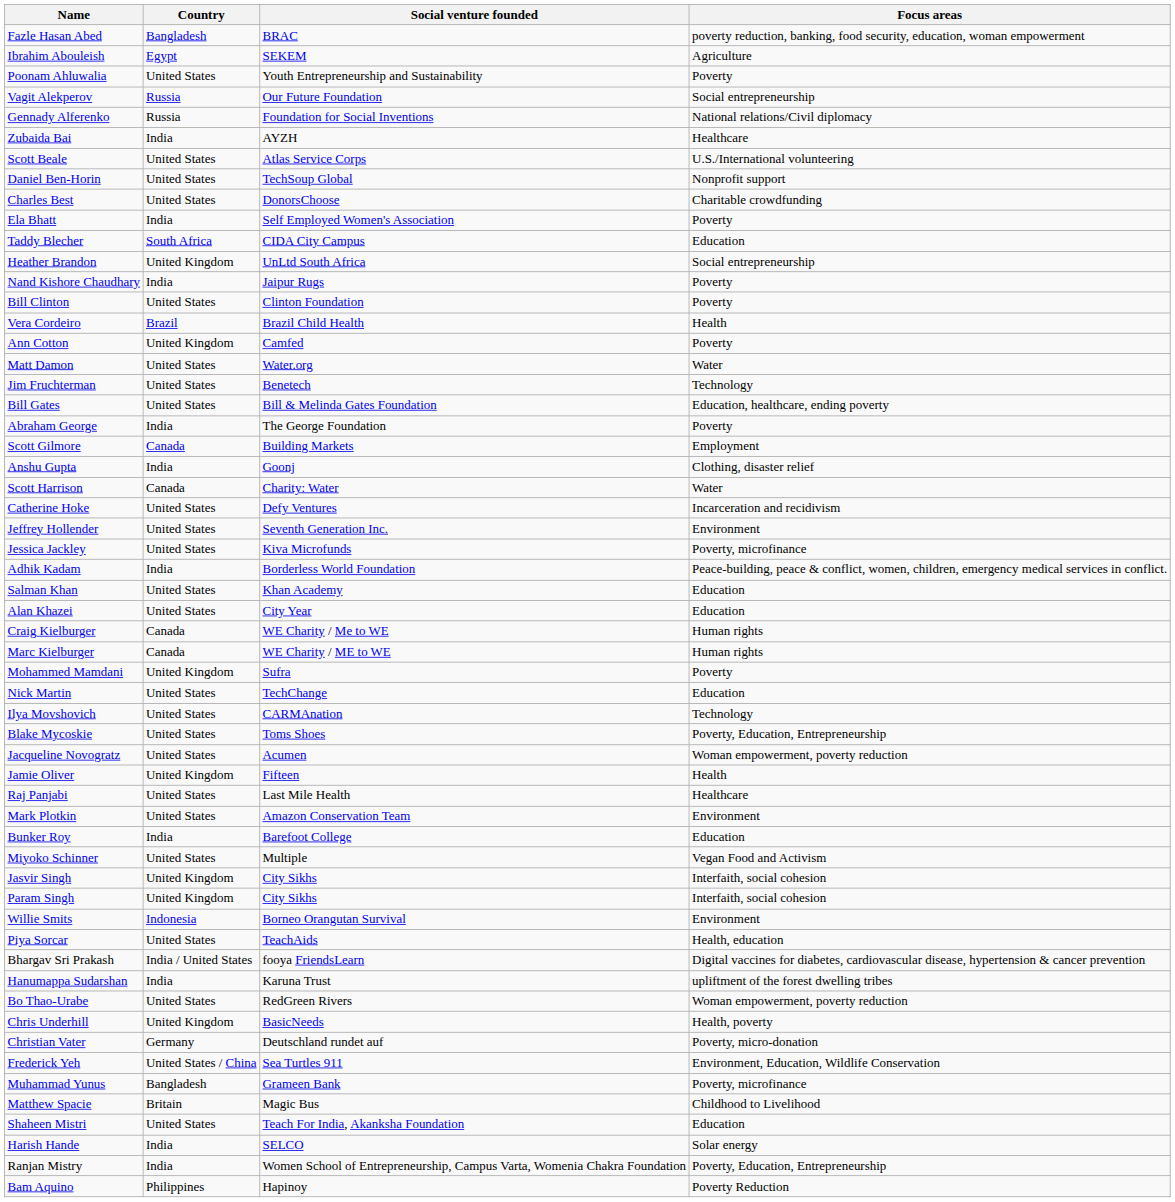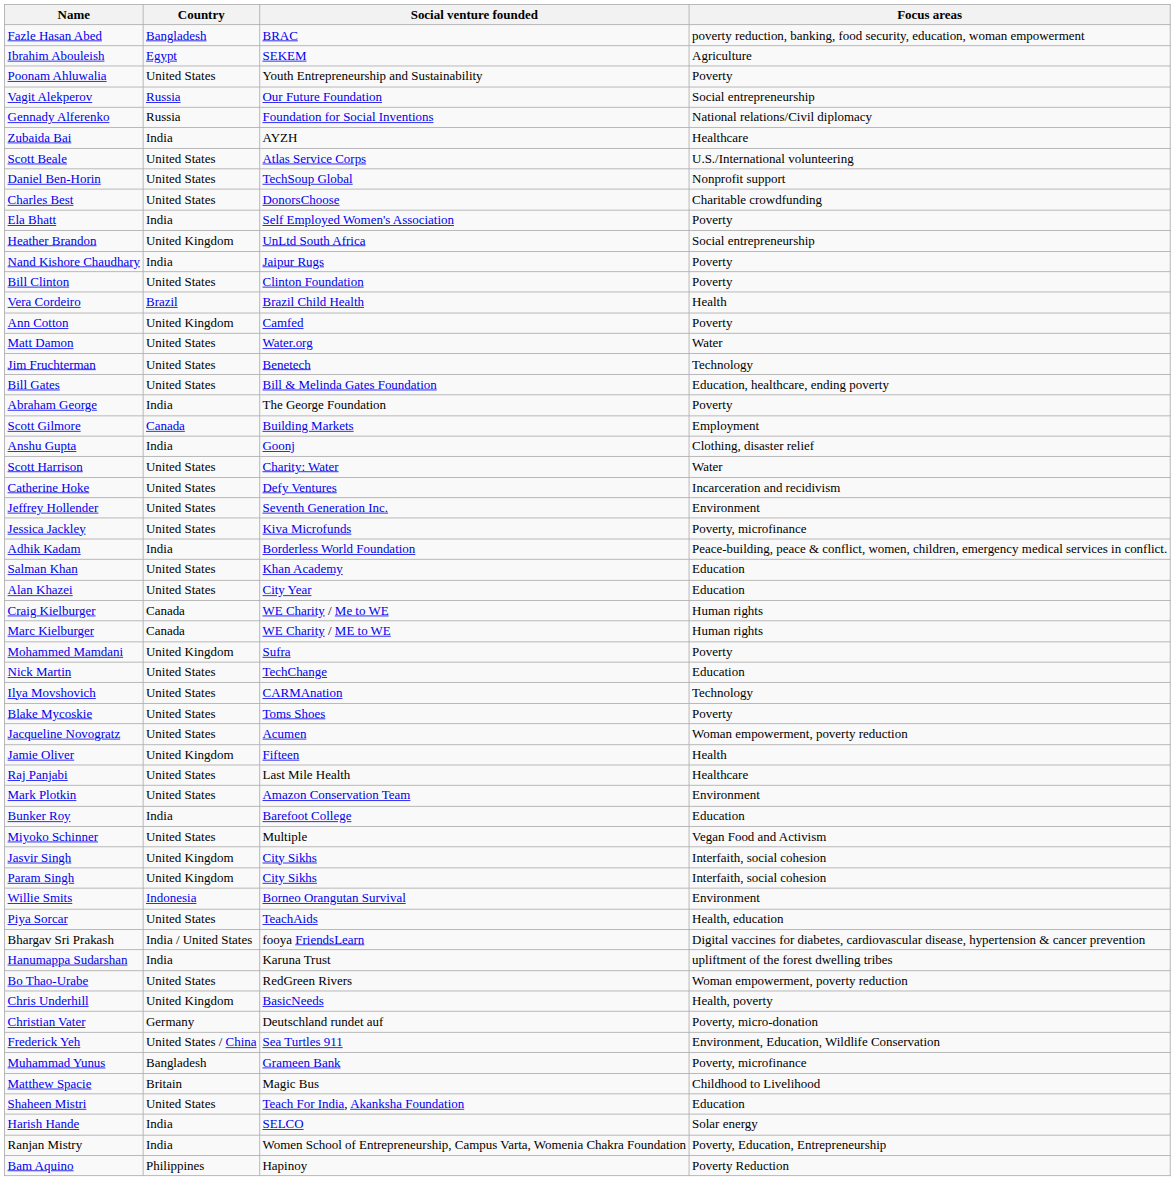- row: (45, 240)
(165, 487) Canada -> (181, 466) United States
(789, 734) Poverty, Education, Entrepreneurship -> (712, 713) Poverty
